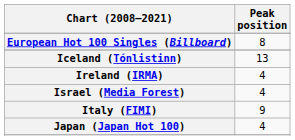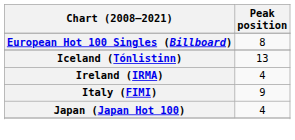- row: (120, 93)
